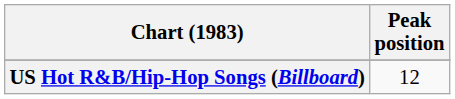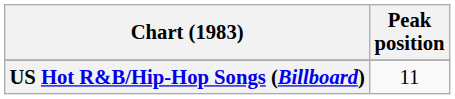(409, 76) 12 -> (409, 76) 11
